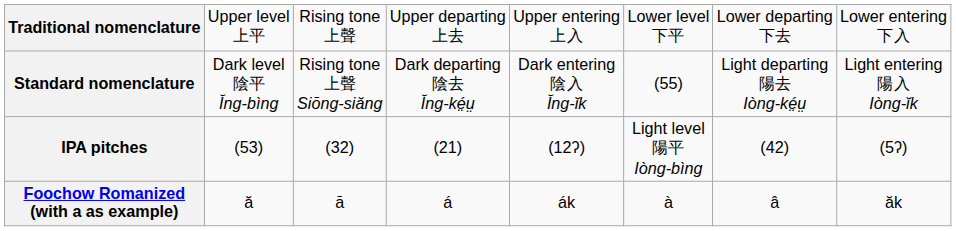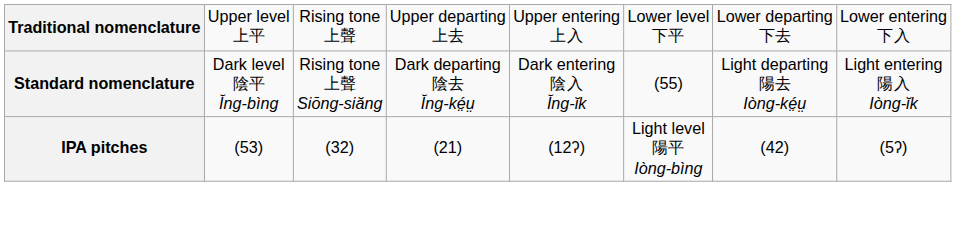- row: (104, 203)
